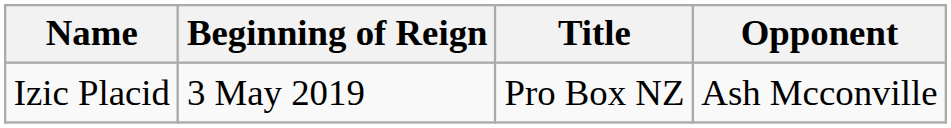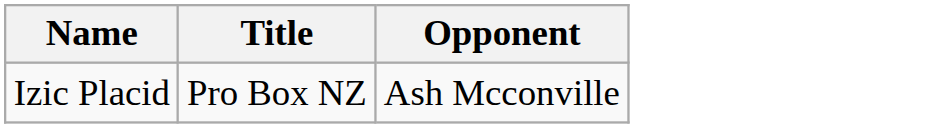- column: (337, 33)
